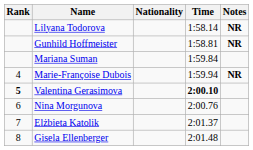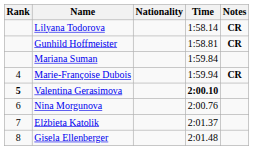(235, 28) NR -> (235, 28) CR
(235, 43) NR -> (235, 43) CR
(235, 75) NR -> (235, 75) CR
